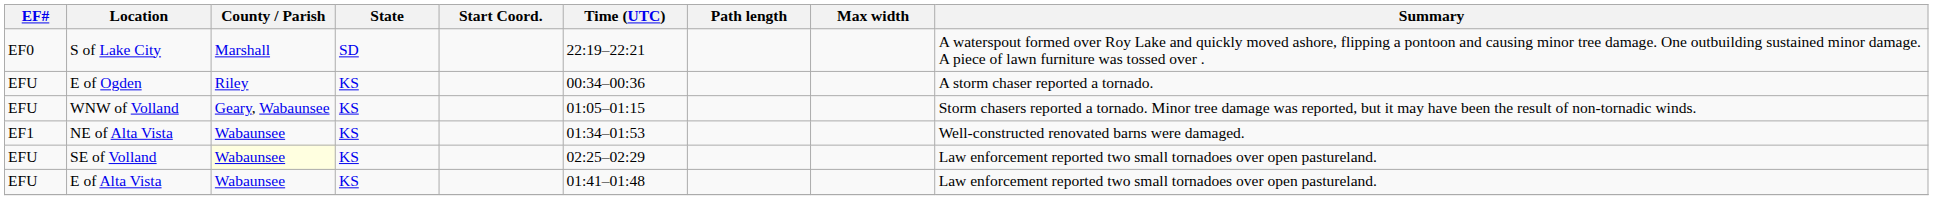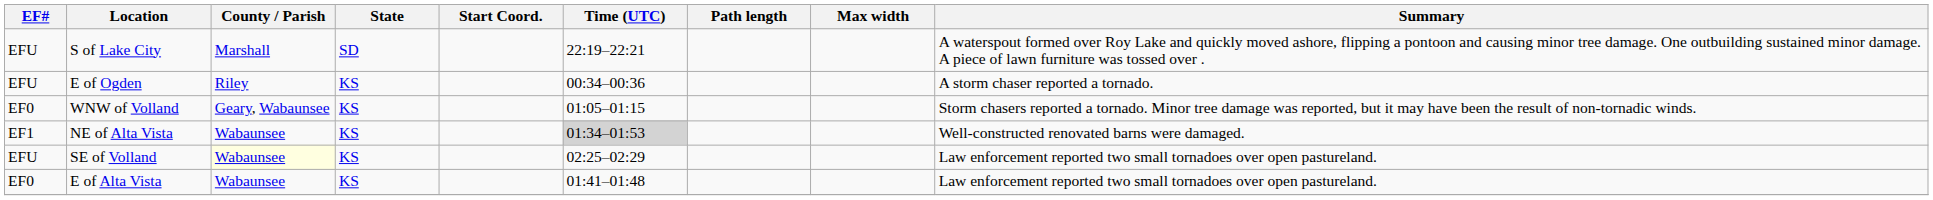(21, 50) EF0 -> (23, 50) EFU
(23, 108) EFU -> (21, 108) EF0
(606, 132) no background -> (606, 132) lightgrey background
(23, 181) EFU -> (21, 181) EF0
